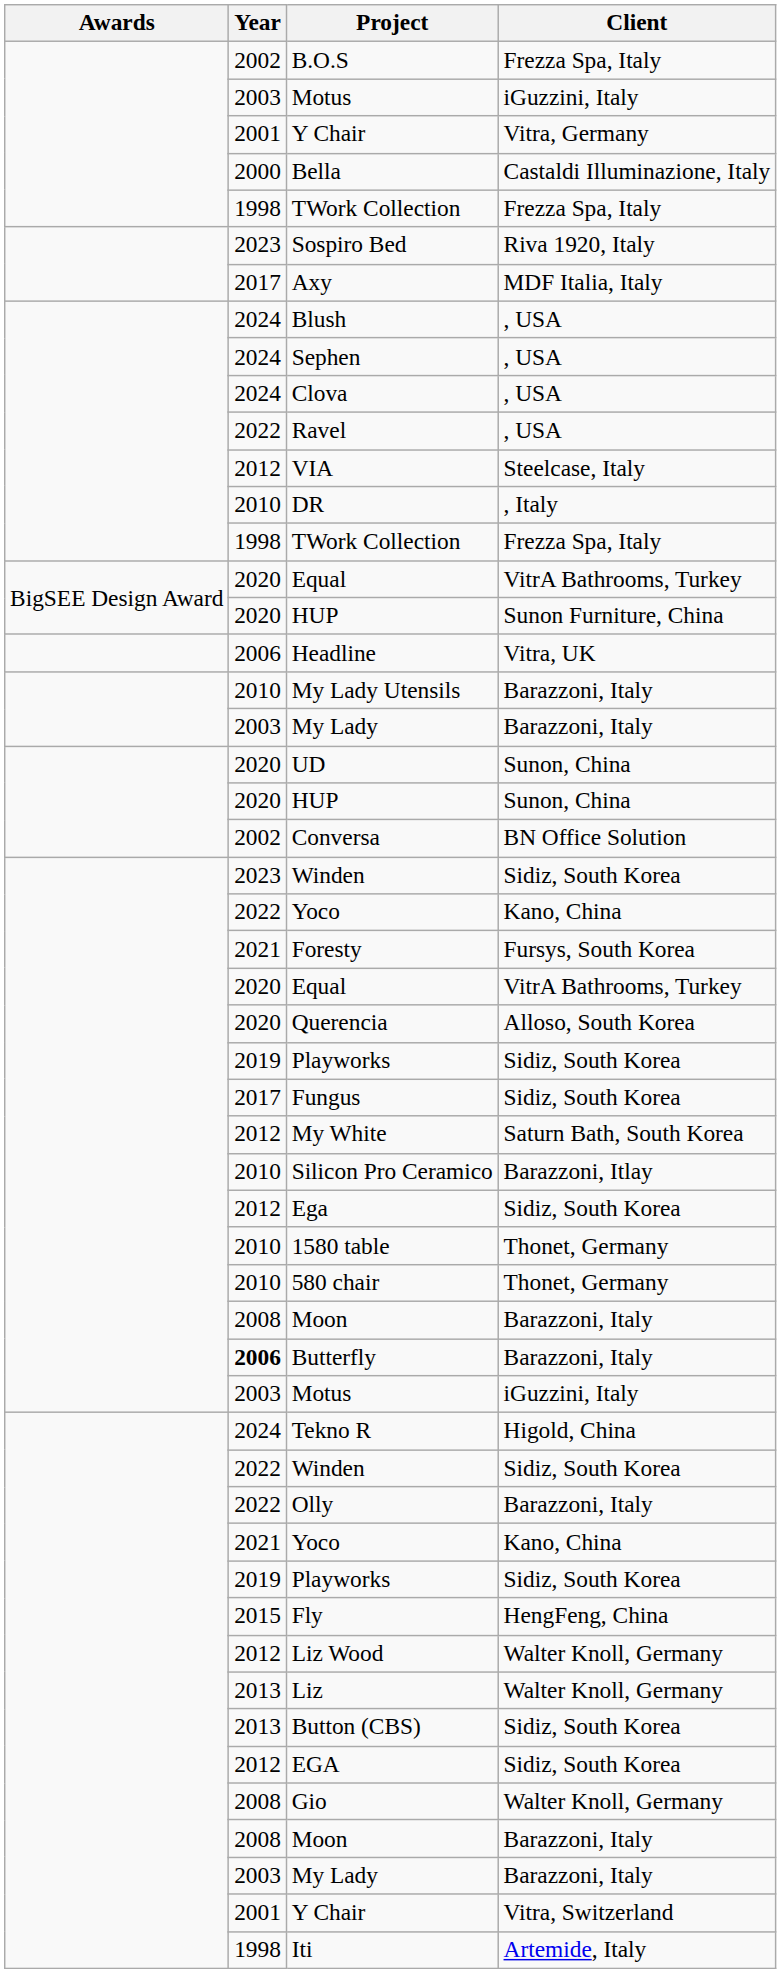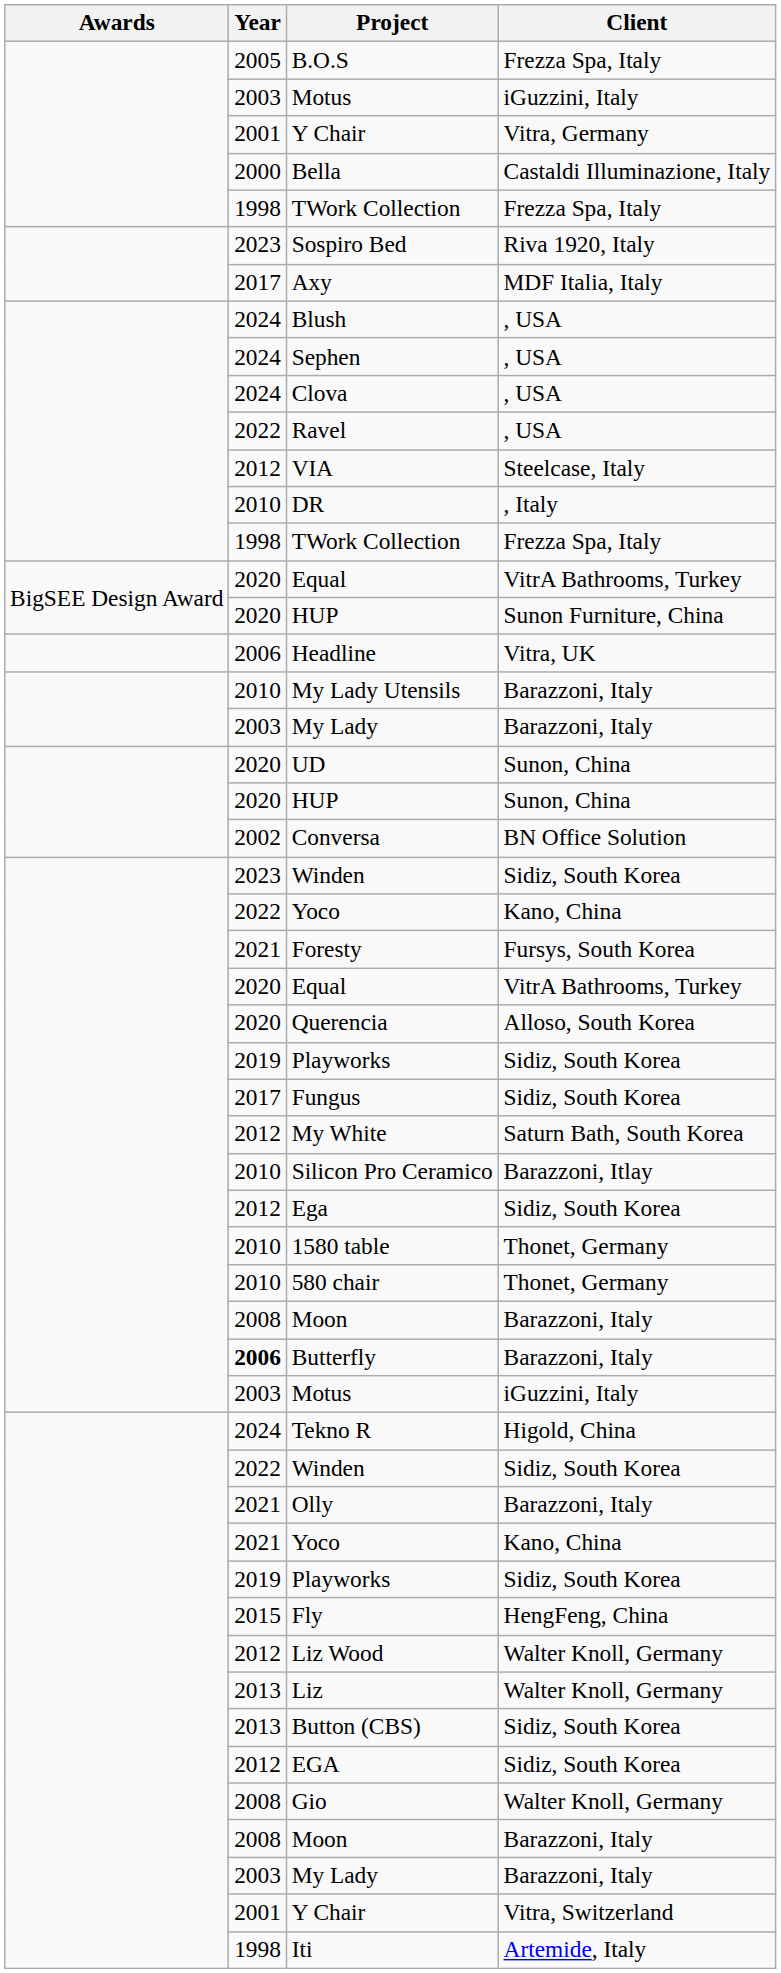(258, 60) 2002 -> (258, 60) 2005
(258, 1504) 2022 -> (258, 1504) 2021
